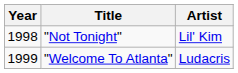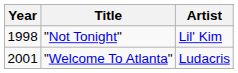(23, 58) 1999 -> (23, 58) 2001
